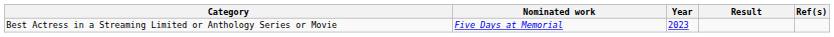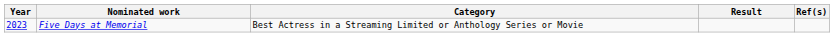columns swapped: (682, 11) <-> (228, 11)
